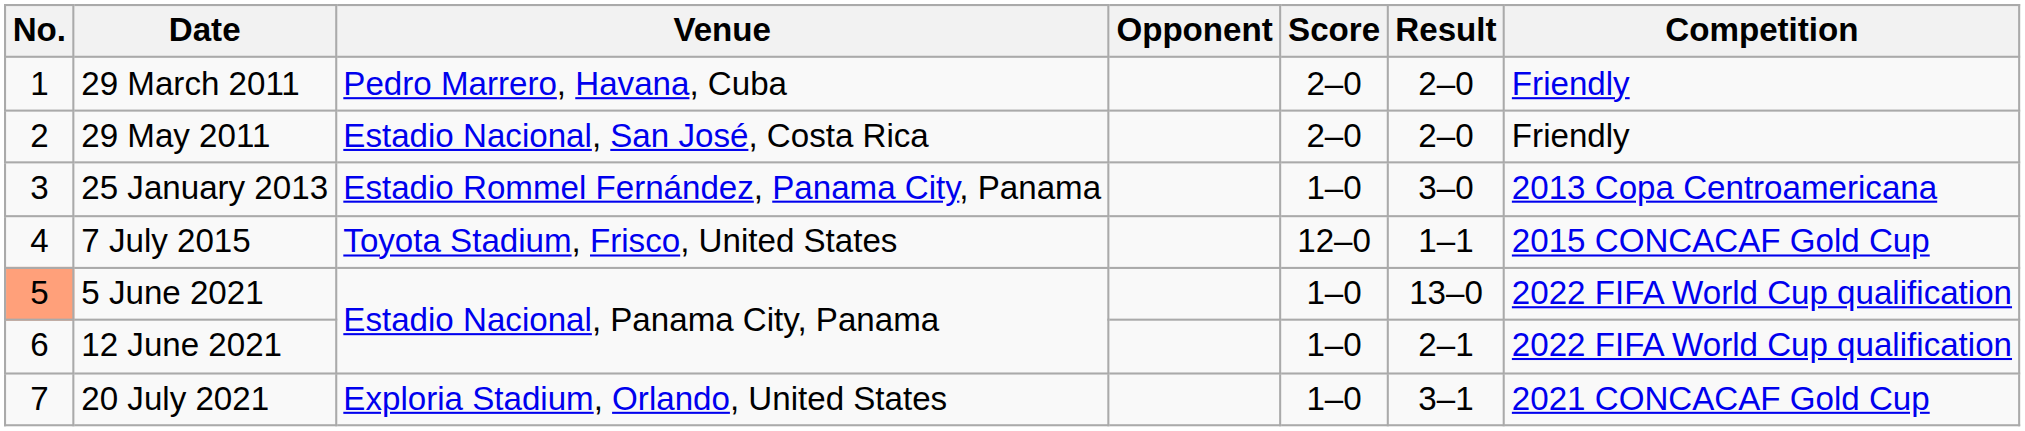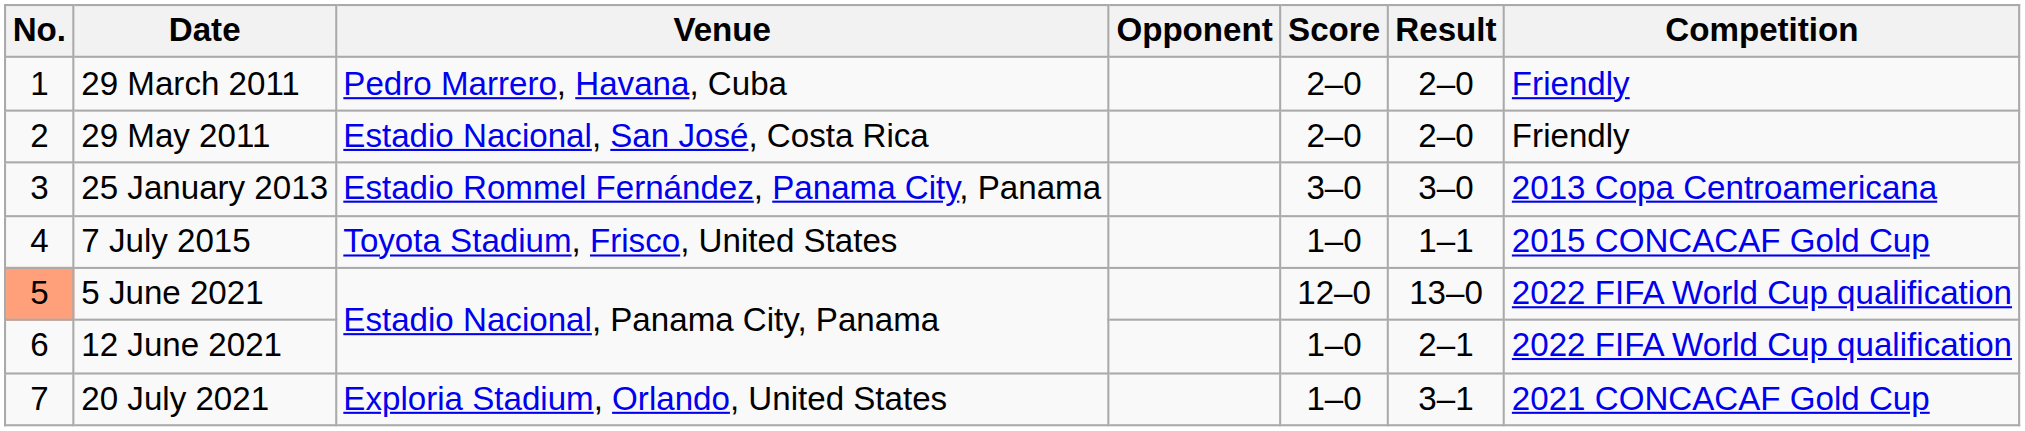(1334, 188) 1–0 -> (1334, 188) 3–0
(1334, 240) 12–0 -> (1334, 240) 1–0
(1334, 293) 1–0 -> (1334, 293) 12–0
